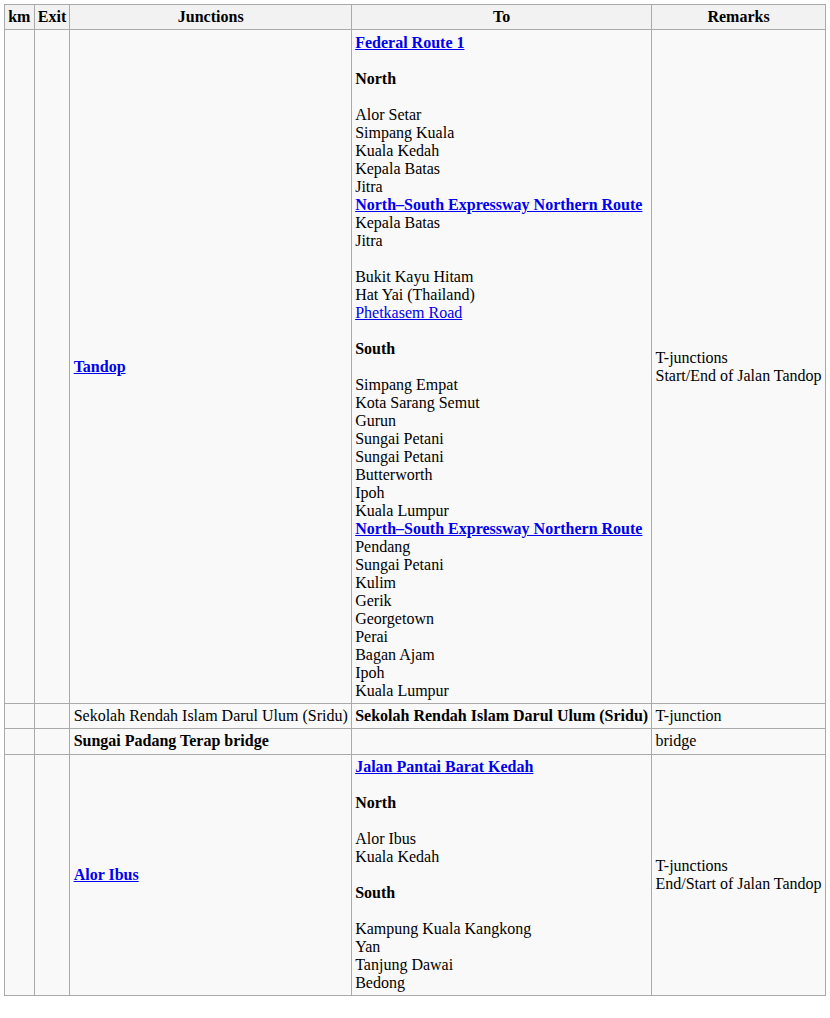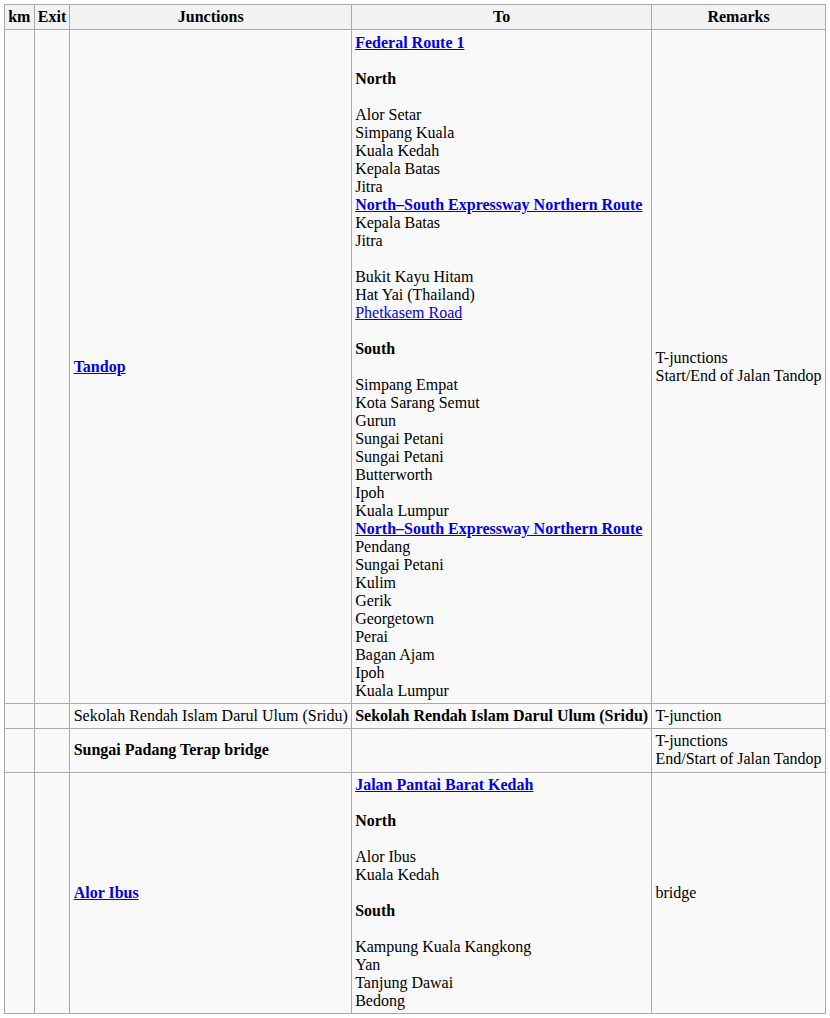(676, 741) bridge -> (739, 750) T-junctions End/Start of Jalan Tandop
(739, 874) T-junctions End/Start of Jalan Tandop -> (676, 892) bridge
